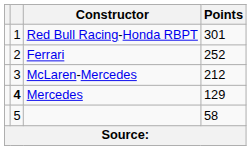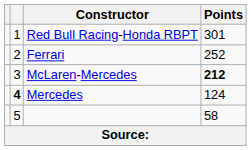(215, 75) normal -> (215, 75) bold
(215, 95) 129 -> (215, 95) 124
